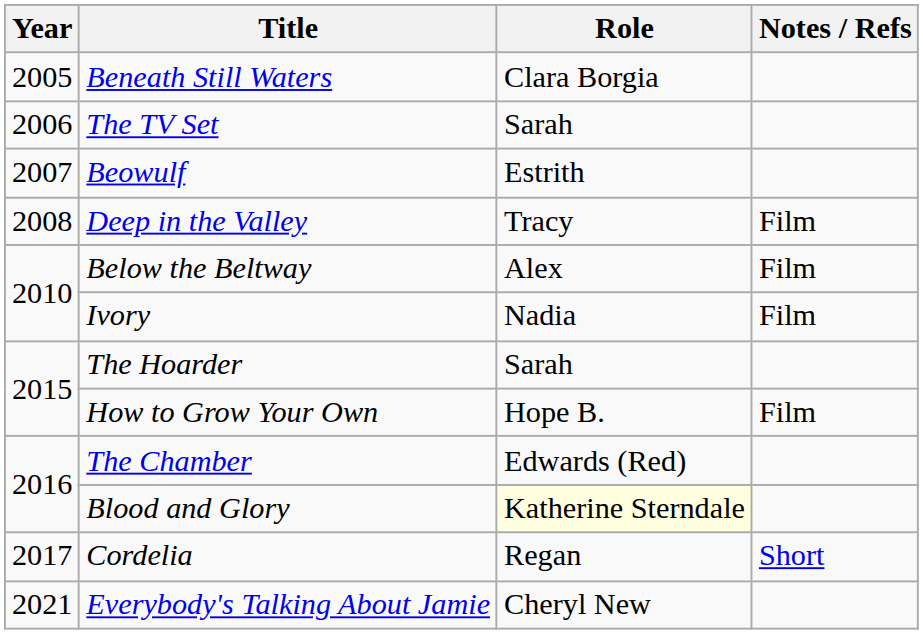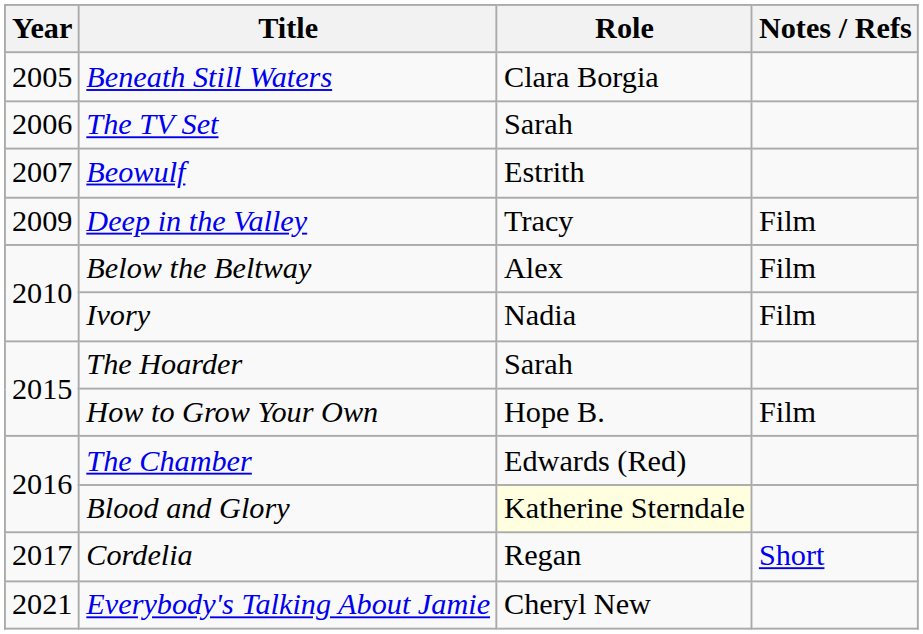(42, 220) 2008 -> (42, 220) 2009
